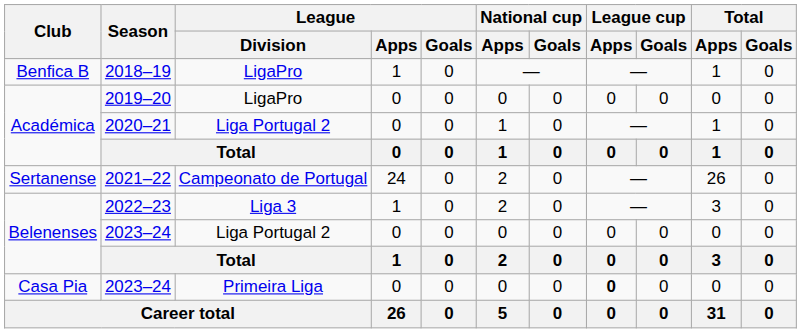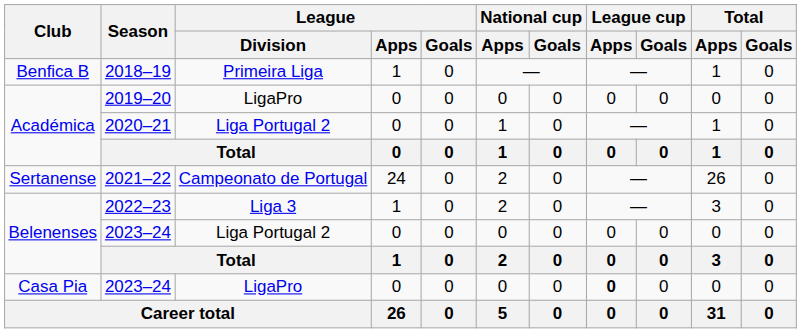(273, 71) LigaPro -> (273, 71) Primeira Liga
(273, 286) Primeira Liga -> (273, 286) LigaPro
